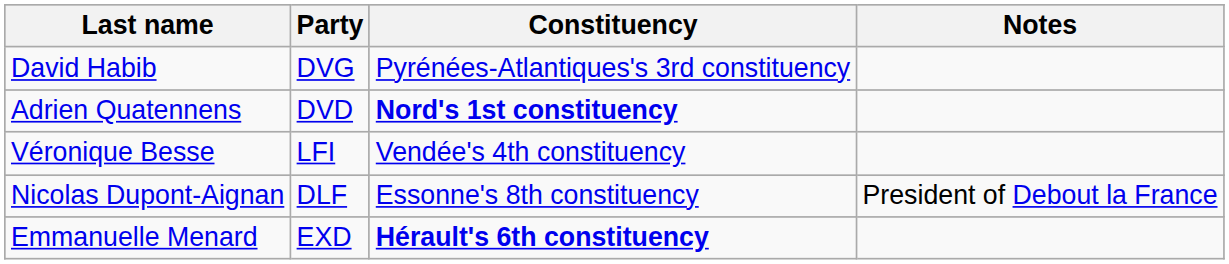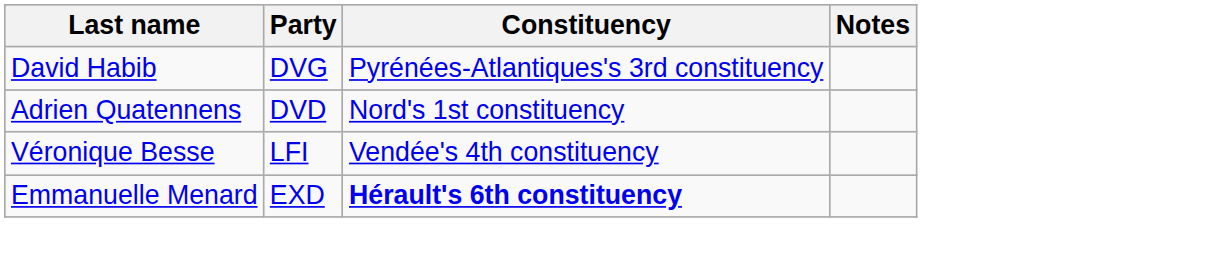(527, 110) bold -> (487, 110) normal
- row: (148, 195)
